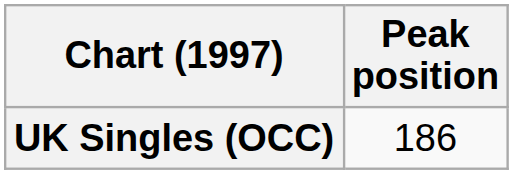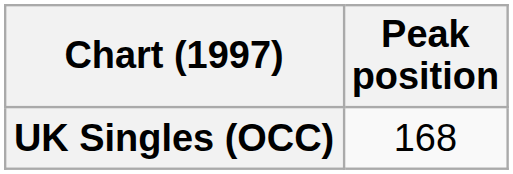(425, 137) 186 -> (425, 137) 168
